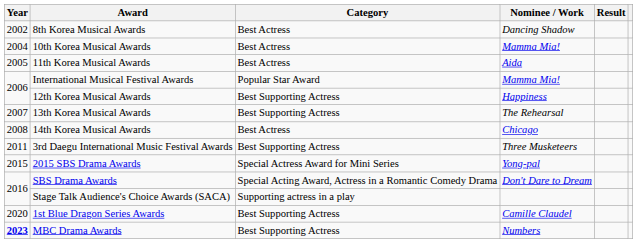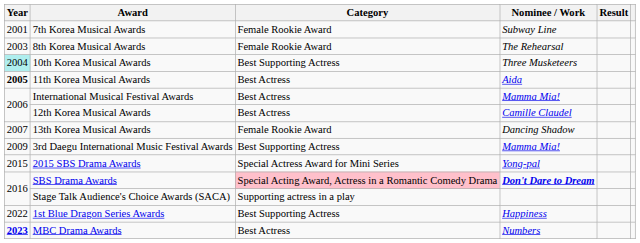+ row: (89, 29)
(17, 29) 2002 -> (17, 46) 2003
(264, 29) Best Actress -> (285, 46) Female Rookie Award
(538, 29) Dancing Shadow -> (533, 46) The Rehearsal
(17, 46) no background -> (17, 63) paleturquoise background
(264, 46) Best Actress -> (289, 63) Best Supporting Actress
(531, 46) Mamma Mia! -> (540, 63) Three Musketeers
(17, 63) normal -> (17, 79) bold
(279, 79) Popular Star Award -> (264, 96) Best Actress
(289, 96) Best Supporting Actress -> (264, 113) Best Actress
(524, 96) Happiness -> (537, 113) Camille Claudel
(289, 113) Best Supporting Actress -> (285, 130) Female Rookie Award
(533, 113) The Rehearsal -> (538, 130) Dancing Shadow
- row: (92, 130)
(17, 146) 2011 -> (17, 146) 2009
(540, 146) Three Musketeers -> (531, 146) Mamma Mia!
(367, 180) no background -> (367, 180) pink background
(547, 180) normal -> (548, 180) bold
(17, 213) 2020 -> (17, 213) 2022
(537, 213) Camille Claudel -> (524, 213) Happiness
(289, 230) Best Supporting Actress -> (264, 230) Best Actress
